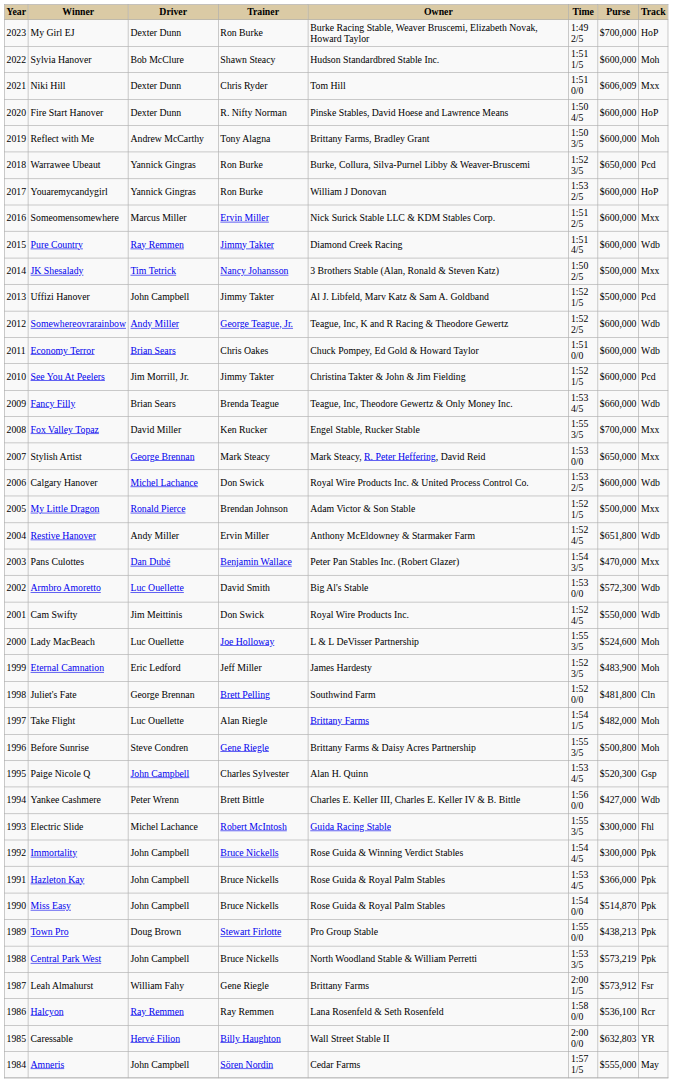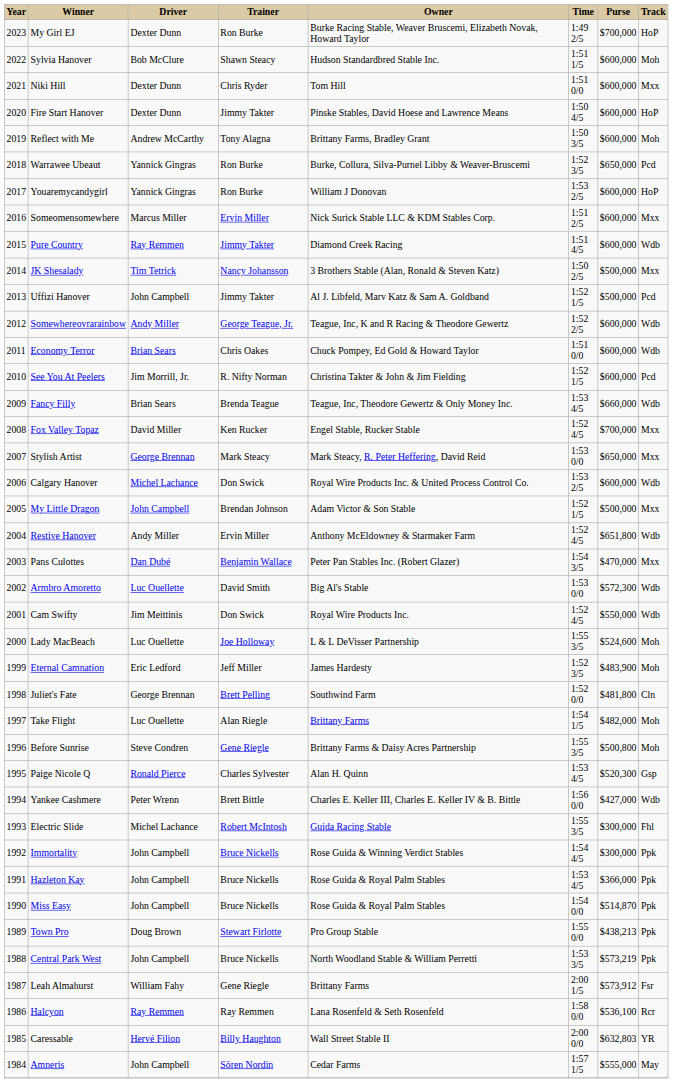(618, 86) $606,009 -> (618, 86) $600,000
(254, 112) R. Nifty Norman -> (247, 112) Jimmy Takter
(247, 377) Jimmy Takter -> (254, 377) R. Nifty Norman
(580, 430) 1:55 3/5 -> (580, 430) 1:52 4/5
(158, 509) Ronald Pierce -> (160, 509) John Campbell
(160, 774) John Campbell -> (158, 774) Ronald Pierce
